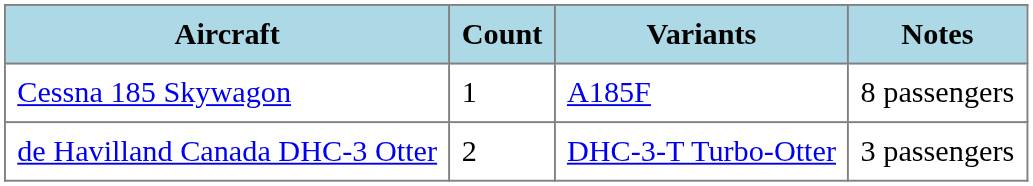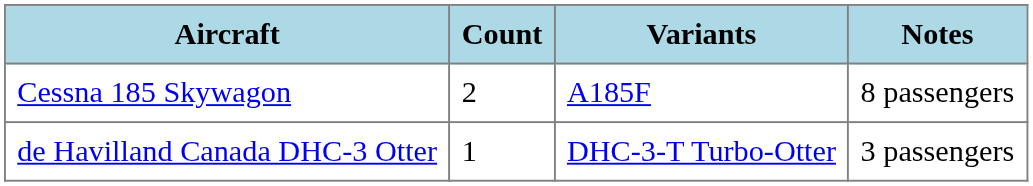(469, 92) 1 -> (469, 92) 2
(469, 150) 2 -> (469, 150) 1
